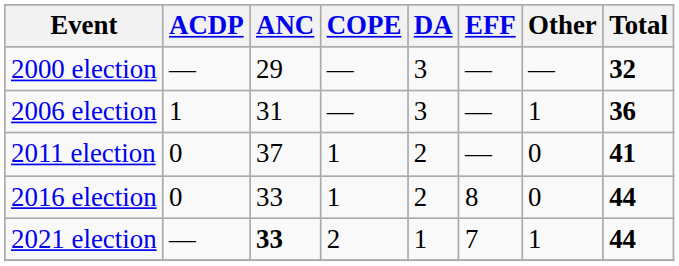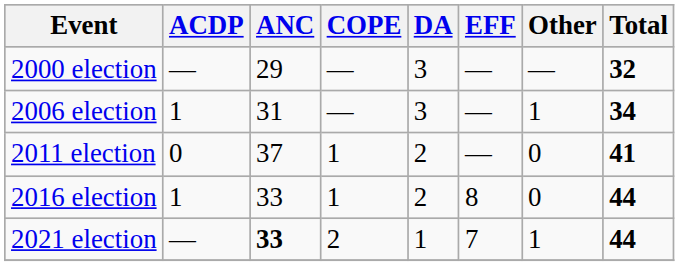(623, 111) 36 -> (623, 111) 34
(176, 196) 0 -> (176, 196) 1
